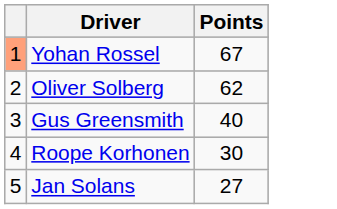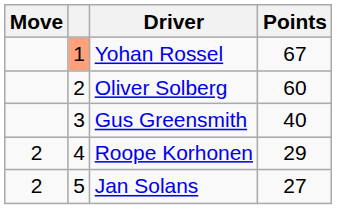+ column: (36, 21)
(231, 87) 62 -> (295, 87) 60
(231, 153) 30 -> (295, 153) 29
